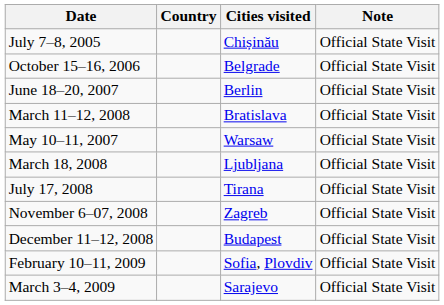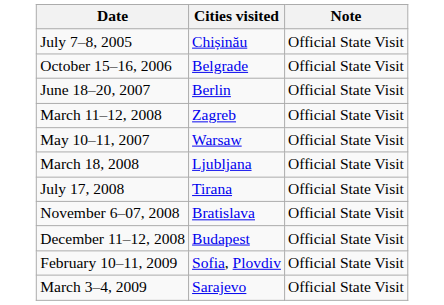- column: (188, 16)
(255, 115) Bratislava -> (214, 115) Zagreb
(246, 213) Zagreb -> (224, 213) Bratislava
